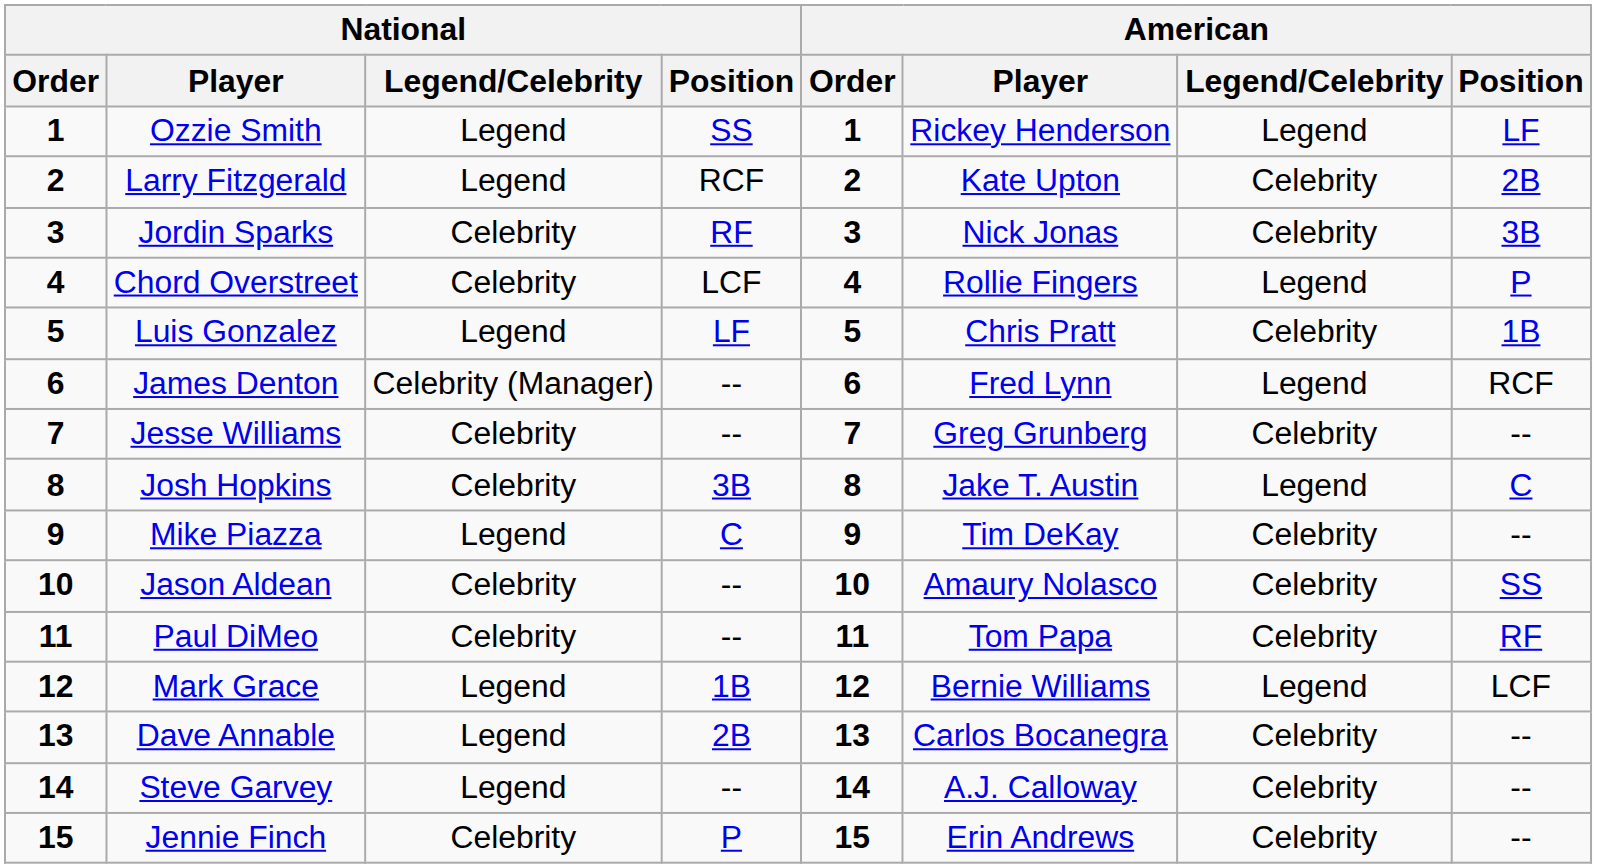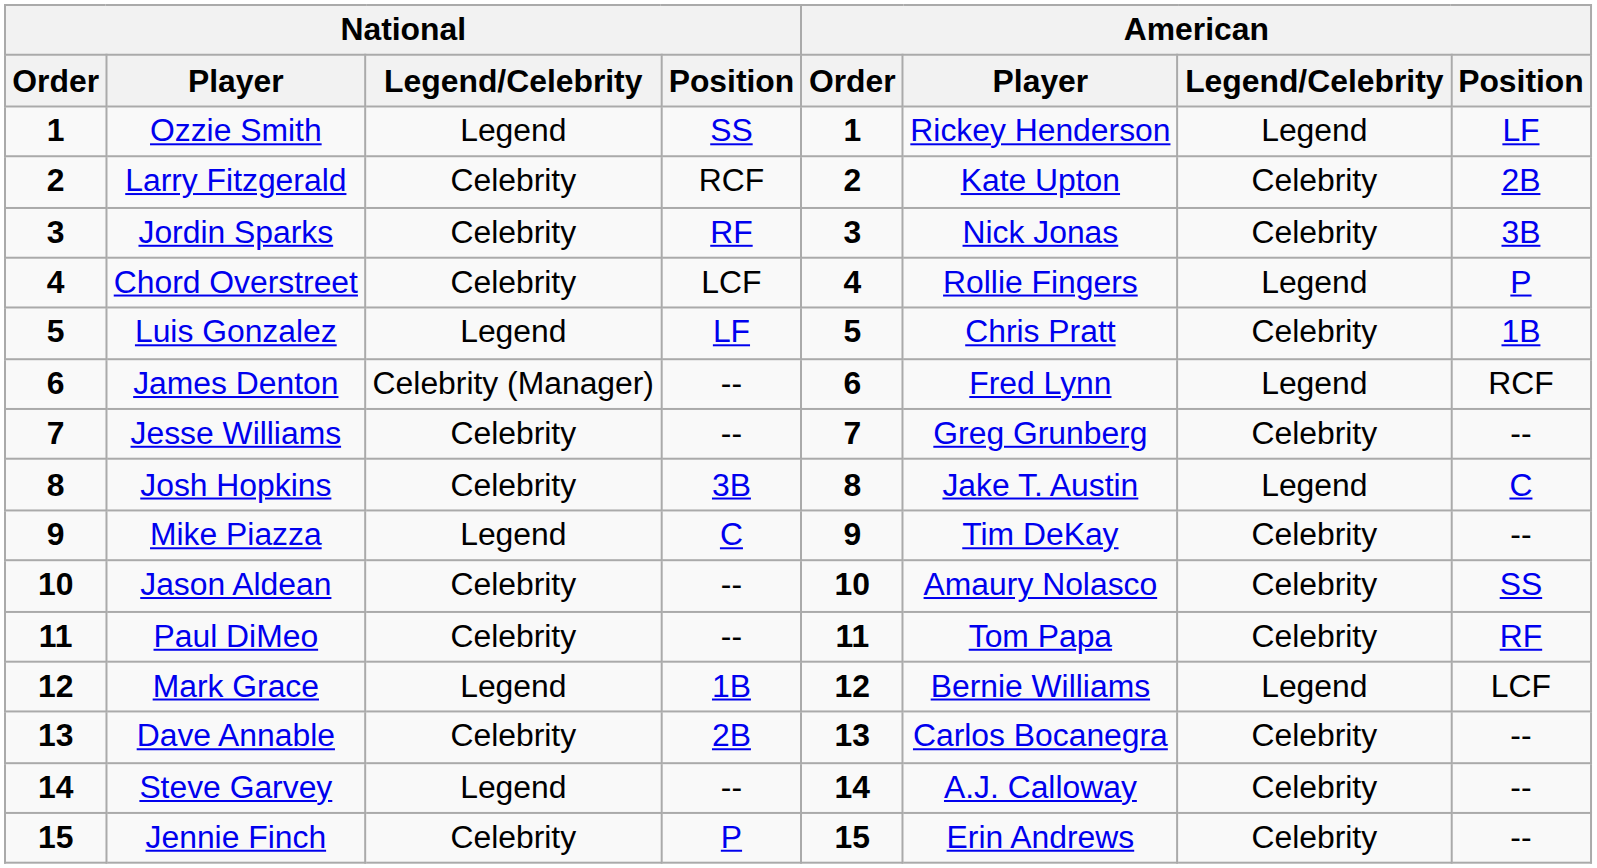(513, 181) Legend -> (513, 181) Celebrity
(513, 736) Legend -> (513, 736) Celebrity
